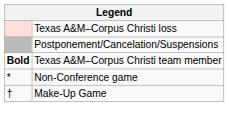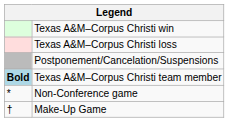+ row: (104, 29)
(18, 61) no background -> (18, 77) lightblue background
